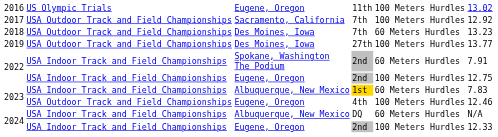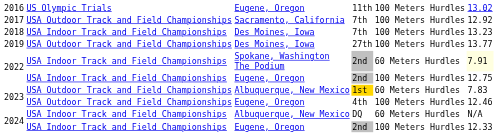(129, 32) USA Outdoor Track and Field Championships -> (127, 32) USA Indoor Track and Field Championships
(417, 32) 60 Meters Hurdles -> (420, 32) 100 Meters Hurdles
(478, 61) no background -> (478, 61) lightyellow background
(127, 90) USA Indoor Track and Field Championships -> (129, 90) USA Outdoor Track and Field Championships
